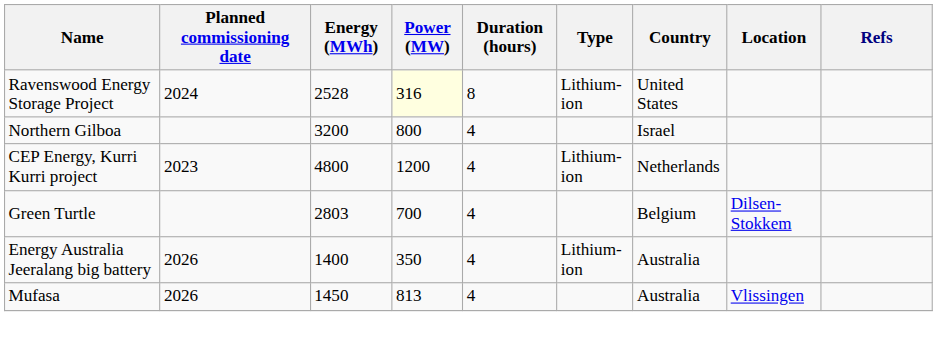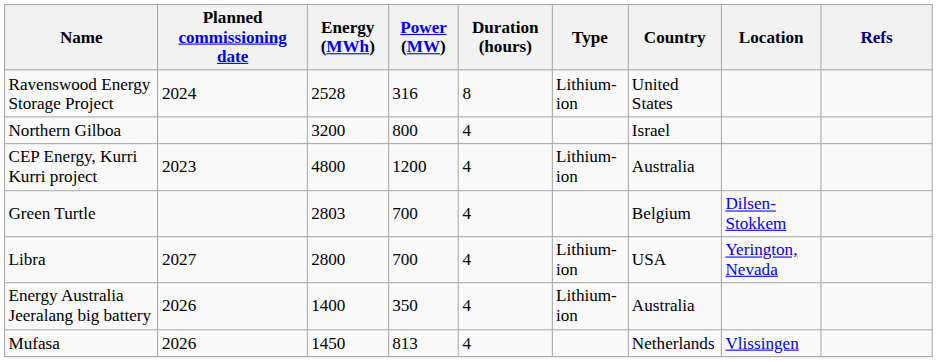(409, 93) lightyellow background -> (405, 93) no background
(678, 166) Netherlands -> (663, 166) Australia
+ row: (27, 259)
(668, 296) Australia -> (673, 342) Netherlands
